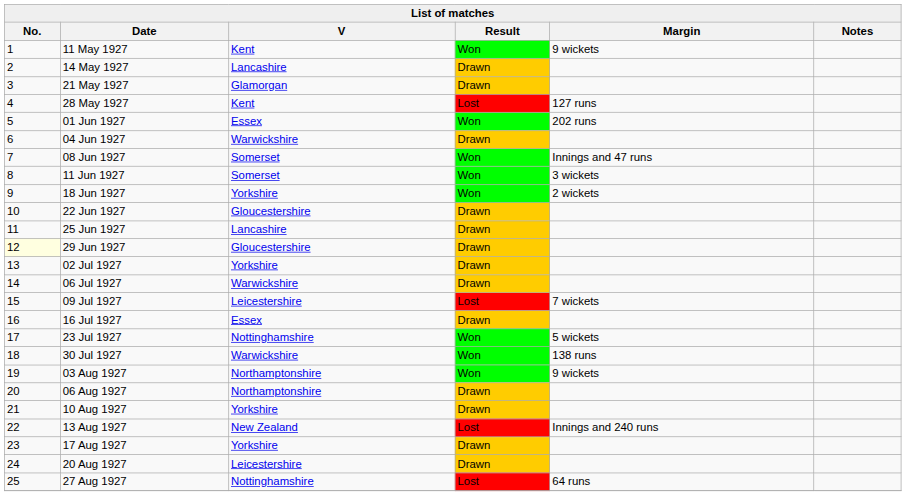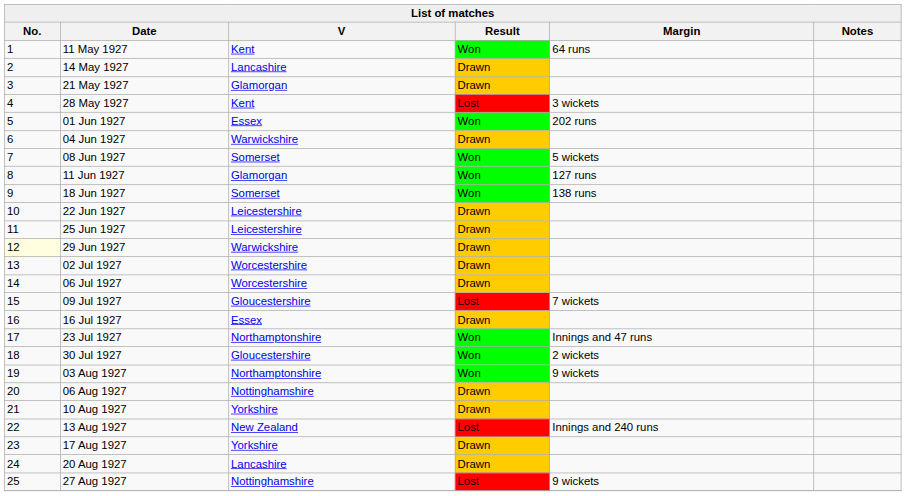(576, 49) 9 wickets -> (571, 49) 64 runs
(574, 103) 127 runs -> (576, 103) 3 wickets
(602, 157) Innings and 47 runs -> (576, 157) 5 wickets
(255, 175) Somerset -> (259, 175) Glamorgan
(576, 175) 3 wickets -> (574, 175) 127 runs
(254, 193) Yorkshire -> (255, 193) Somerset
(576, 193) 2 wickets -> (574, 193) 138 runs
(271, 211) Gloucestershire -> (266, 211) Leicestershire
(259, 229) Lancashire -> (266, 229) Leicestershire
(271, 247) Gloucestershire -> (265, 247) Warwickshire
(254, 265) Yorkshire -> (269, 265) Worcestershire
(265, 283) Warwickshire -> (269, 283) Worcestershire
(266, 301) Leicestershire -> (271, 301) Gloucestershire
(272, 337) Nottinghamshire -> (276, 337) Northamptonshire
(576, 337) 5 wickets -> (602, 337) Innings and 47 runs
(265, 355) Warwickshire -> (271, 355) Gloucestershire
(574, 355) 138 runs -> (576, 355) 2 wickets
(276, 391) Northamptonshire -> (272, 391) Nottinghamshire
(266, 463) Leicestershire -> (259, 463) Lancashire
(571, 481) 64 runs -> (576, 481) 9 wickets
